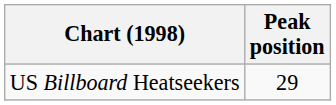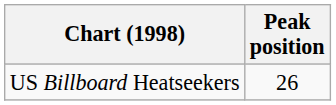(287, 81) 29 -> (287, 81) 26
